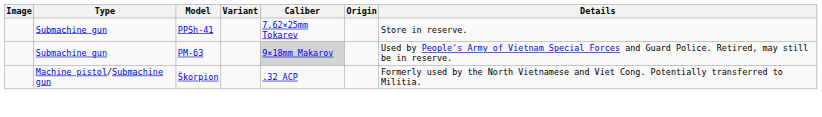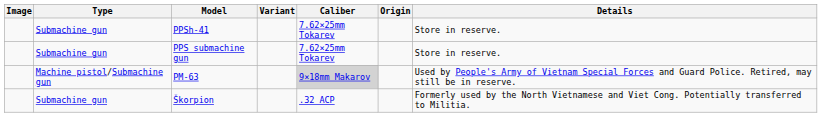+ row: (209, 53)
(71, 53) Submachine gun -> (99, 77) Machine pistol/Submachine gun
(99, 77) Machine pistol/Submachine gun -> (71, 100) Submachine gun
